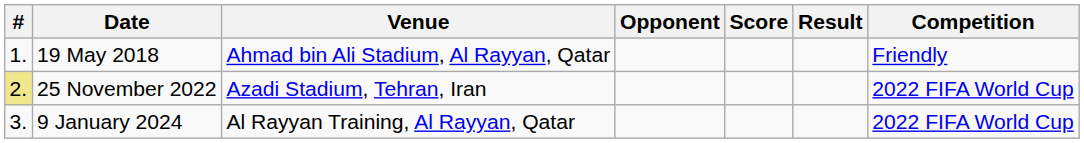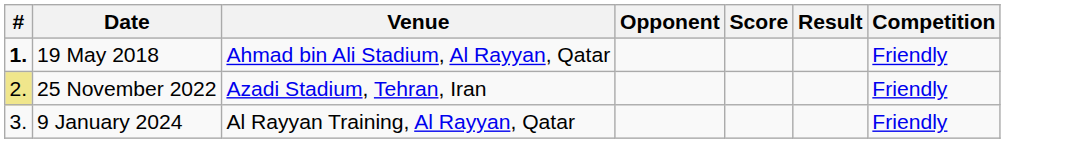(18, 55) normal -> (18, 55) bold
(973, 88) 2022 FIFA World Cup -> (910, 88) Friendly
(973, 122) 2022 FIFA World Cup -> (910, 122) Friendly
